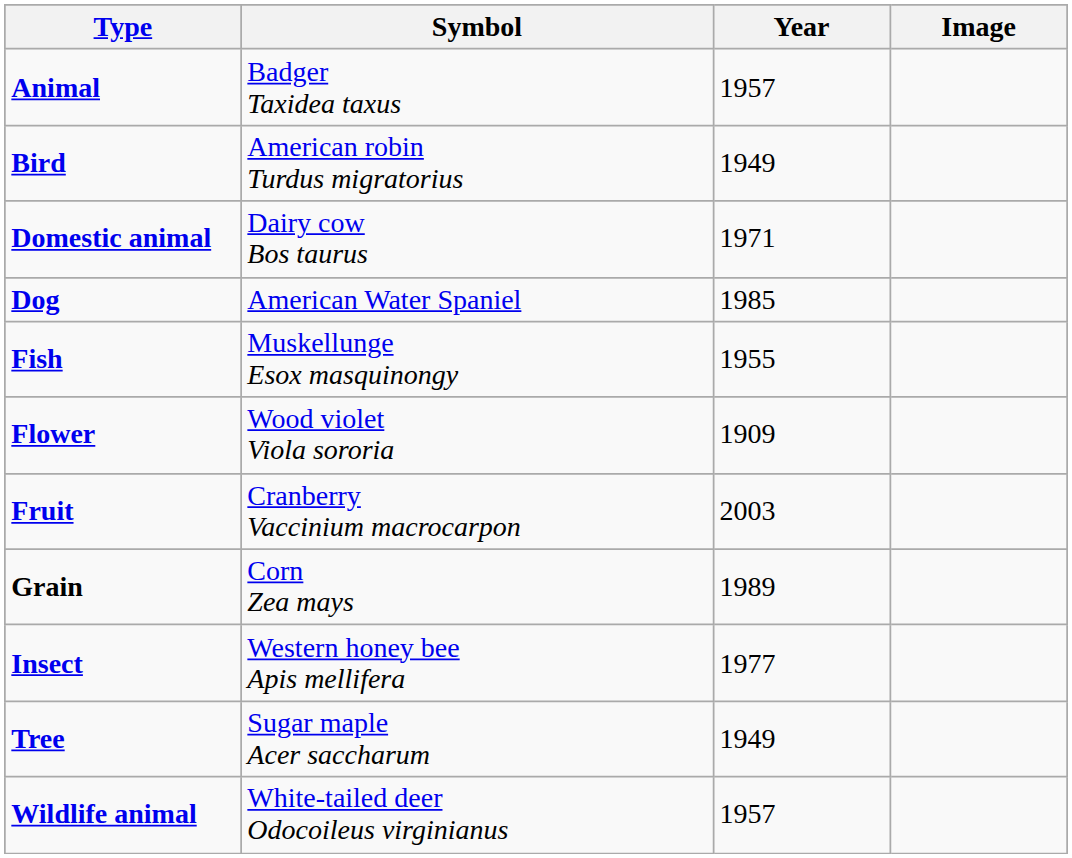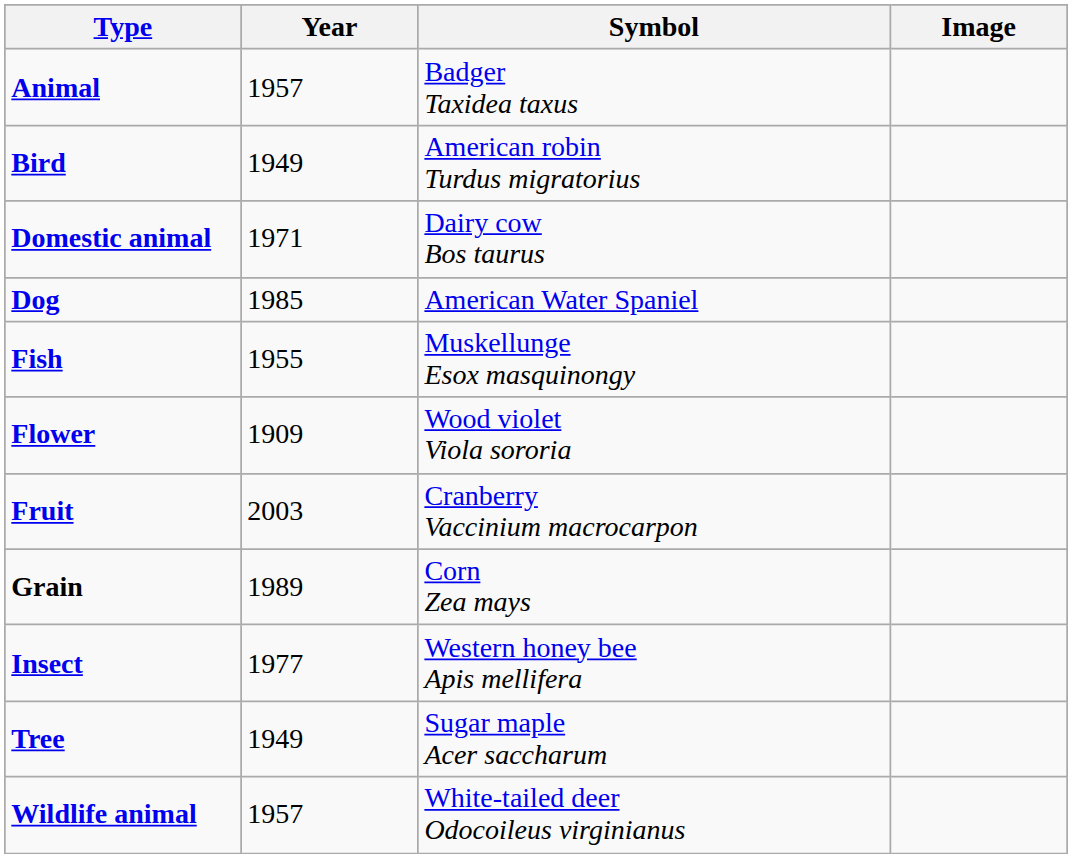columns swapped: (477, 26) <-> (802, 26)
